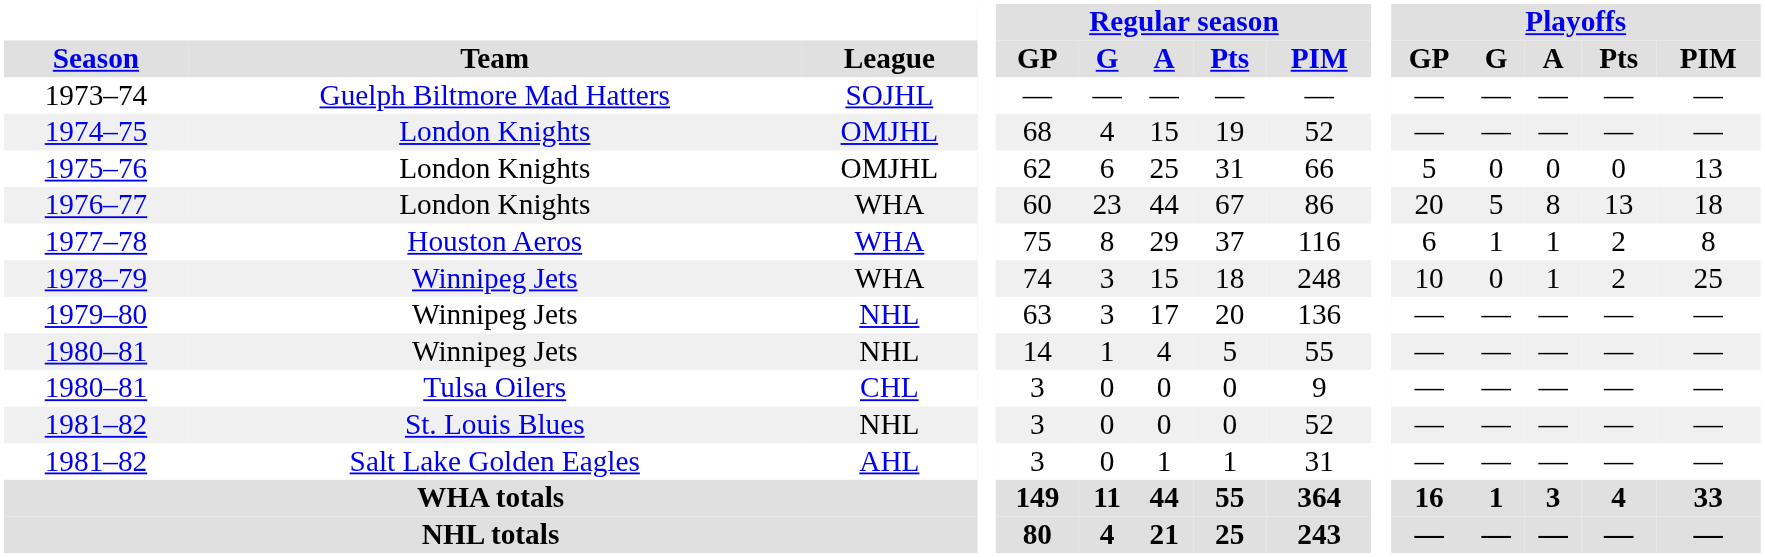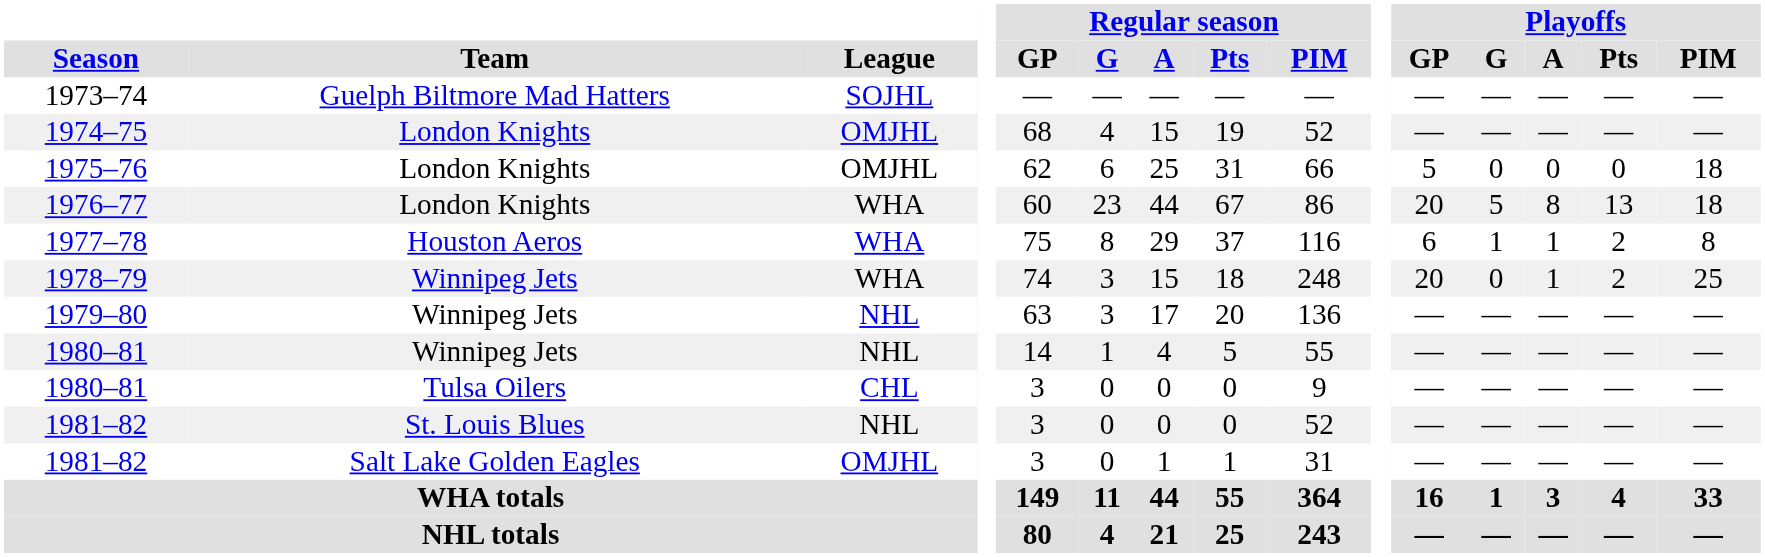(1708, 168) 13 -> (1708, 168) 18
(1429, 278) 10 -> (1429, 278) 20
(889, 461) AHL -> (889, 461) OMJHL
